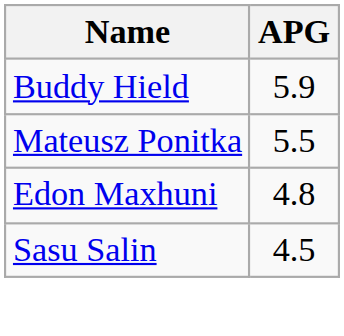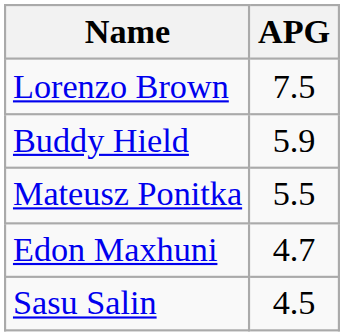+ row: (121, 85)
(294, 194) 4.8 -> (294, 248) 4.7
